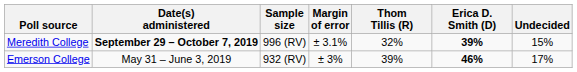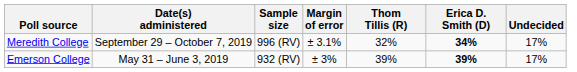(176, 42) bold -> (173, 42) normal
(472, 42) 39% -> (466, 42) 34%
(542, 42) 15% -> (536, 42) 17%
(472, 59) 46% -> (466, 59) 39%
